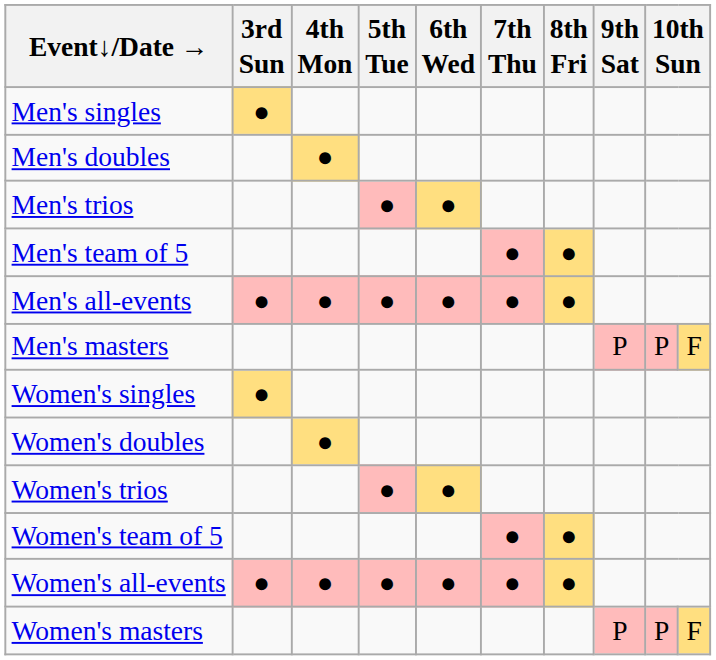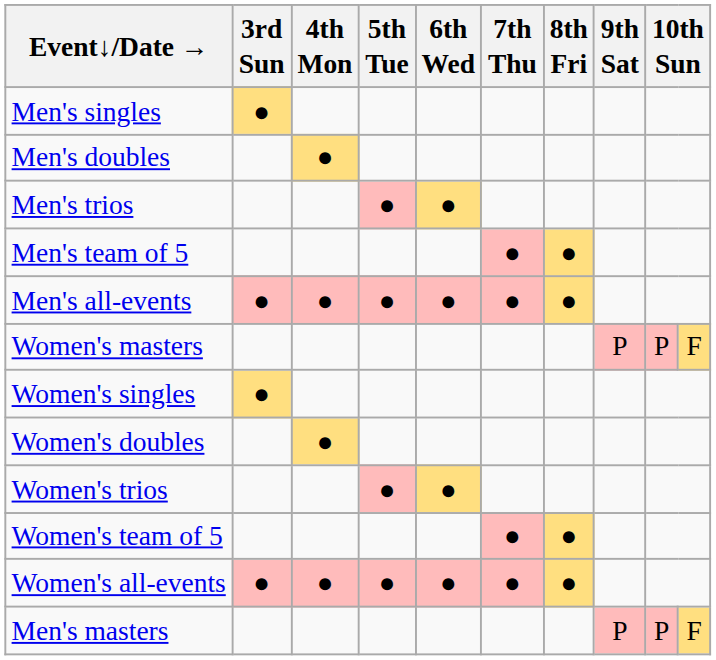rows swapped: (90, 347) <-> (107, 630)
